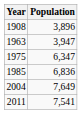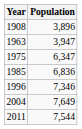+ row: (16, 87)
(64, 102) 7,541 -> (64, 116) 7,544
